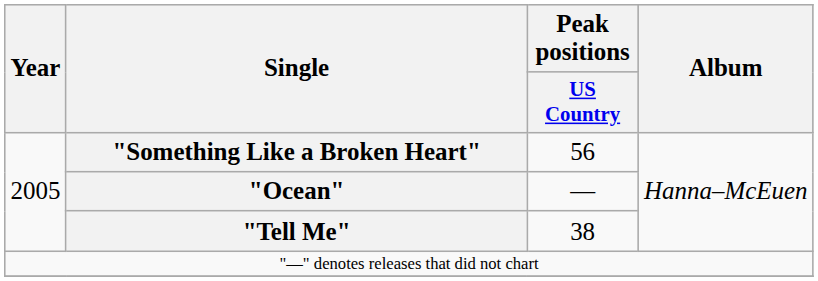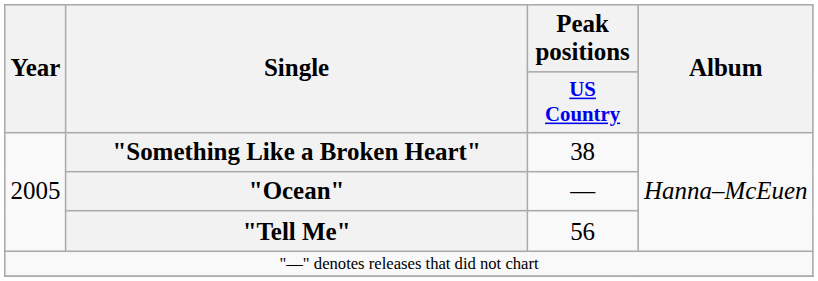(583, 151) 56 -> (583, 151) 38
(583, 230) 38 -> (583, 230) 56
